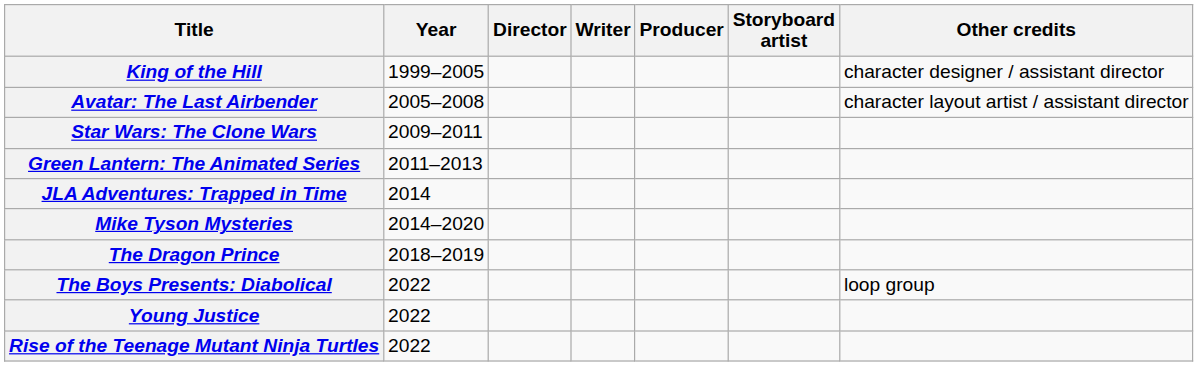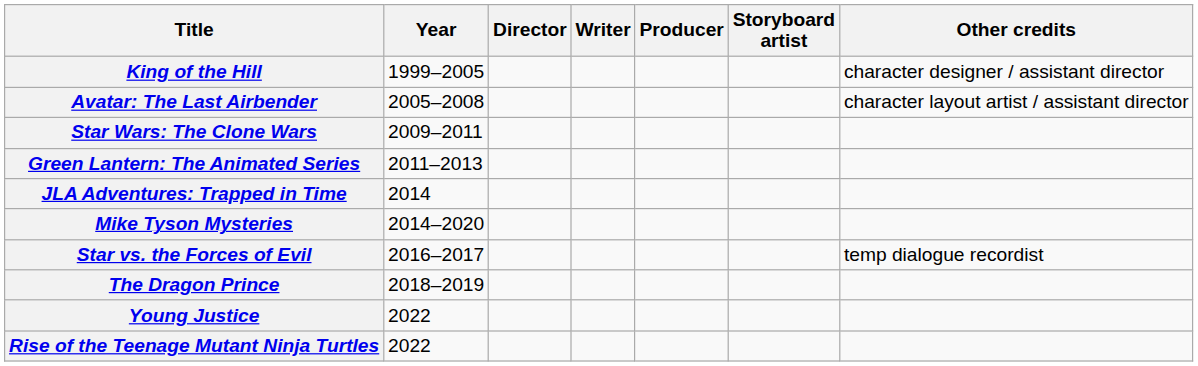+ row: (194, 254)
- row: (194, 284)
